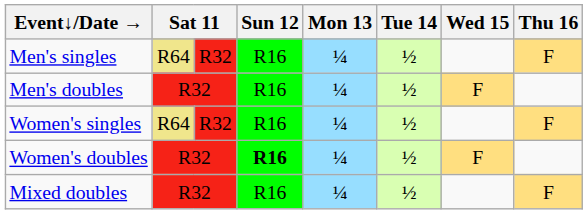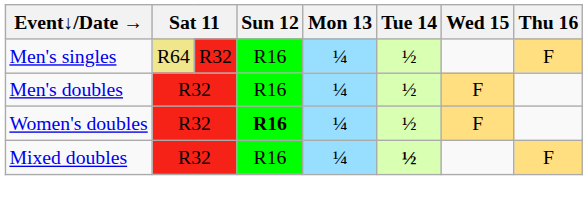- row: (75, 123)
(409, 191) normal -> (409, 157) bold
